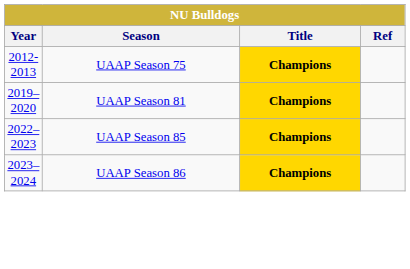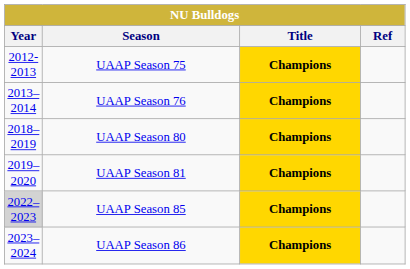+ row: (141, 101)
+ row: (141, 137)
(23, 137) no background -> (23, 209) lightgrey background
